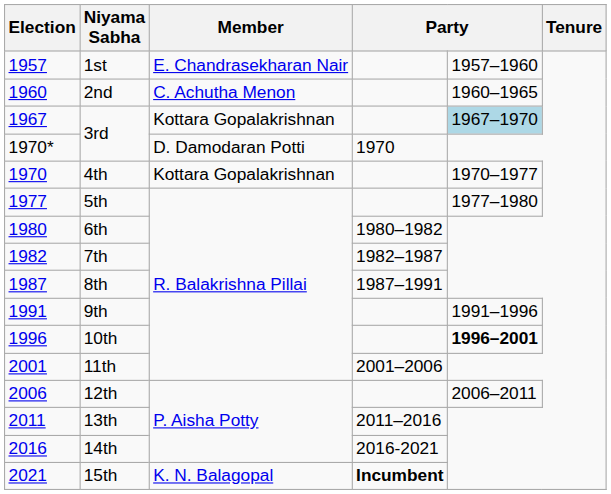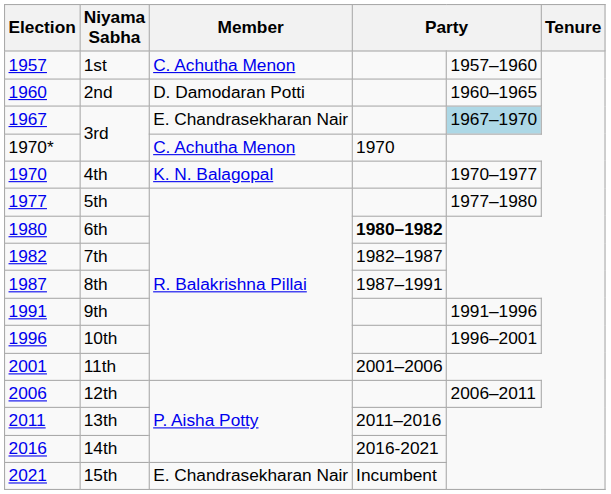(251, 65) E. Chandrasekharan Nair -> (224, 65) C. Achutha Menon
(224, 92) C. Achutha Menon -> (229, 92) D. Damodaran Potti
(244, 119) Kottara Gopalakrishnan -> (251, 119) E. Chandrasekharan Nair
(229, 147) D. Damodaran Potti -> (224, 147) C. Achutha Menon
(244, 174) Kottara Gopalakrishnan -> (213, 174) K. N. Balagopal
(399, 229) normal -> (399, 229) bold
(495, 339) bold -> (494, 339) normal
(213, 476) K. N. Balagopal -> (251, 476) E. Chandrasekharan Nair
(400, 476) bold -> (396, 476) normal
